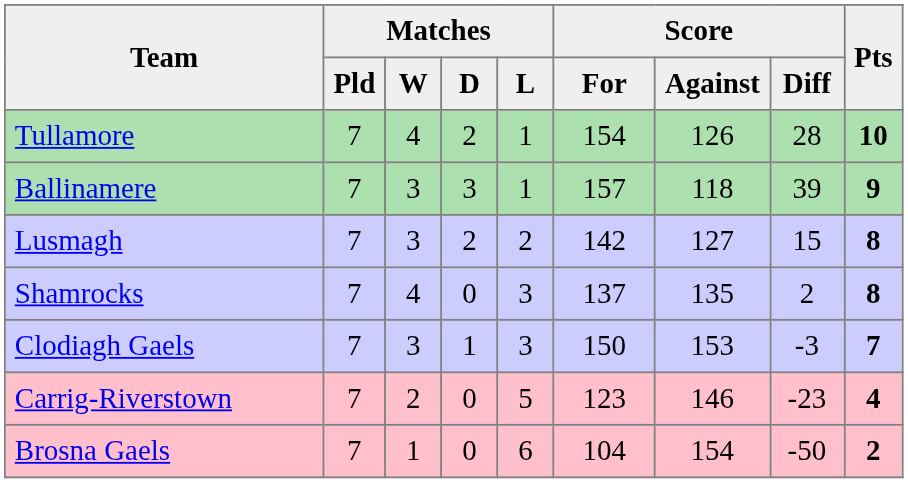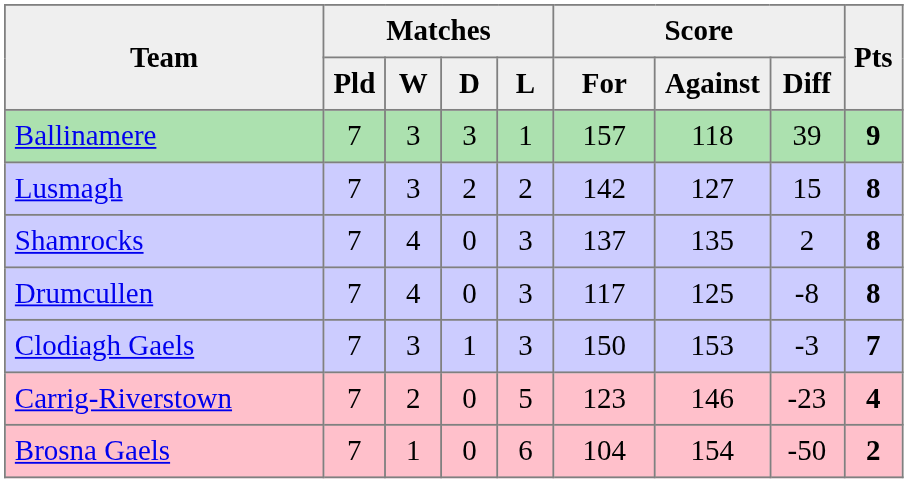- row: (75, 135)
+ row: (84, 293)
